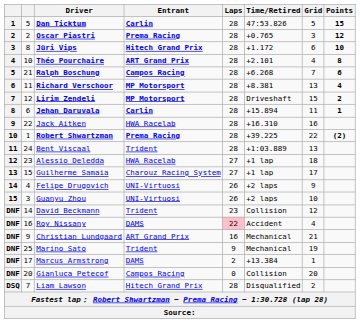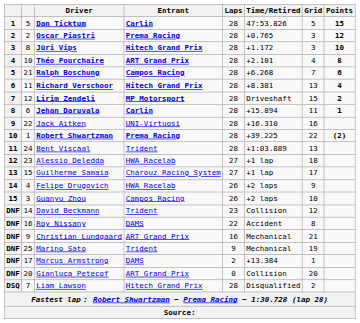(313, 48) 6 -> (313, 48) 3
(155, 86) MP Motorsport -> (164, 86) Hitech Grand Prix
(151, 123) HWA Racelab -> (153, 123) UNI-Virtuosi
(153, 186) UNI-Virtuosi -> (151, 186) HWA Racelab
(153, 198) UNI-Virtuosi -> (155, 198) Campos Racing
(233, 223) pink background -> (233, 223) no background
(313, 223) 4 -> (313, 223) 8
(155, 273) Campos Racing -> (157, 273) ART Grand Prix
